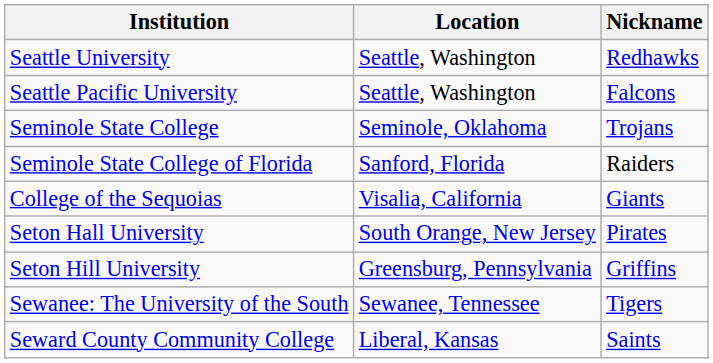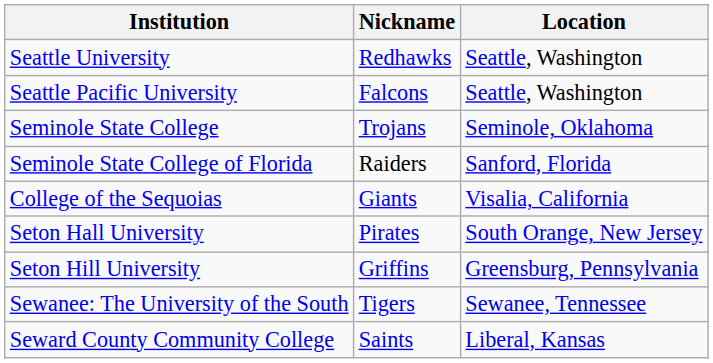columns swapped: (654, 22) <-> (477, 22)
